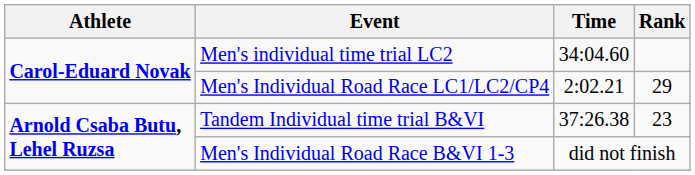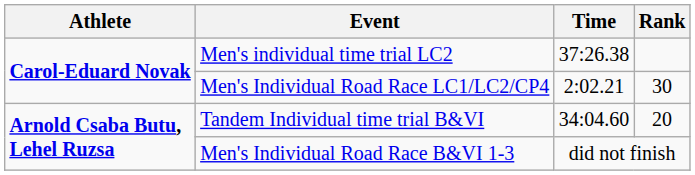(594, 54) 34:04.60 -> (594, 54) 37:26.38
(662, 87) 29 -> (662, 87) 30
(594, 120) 37:26.38 -> (594, 120) 34:04.60
(662, 120) 23 -> (662, 120) 20
